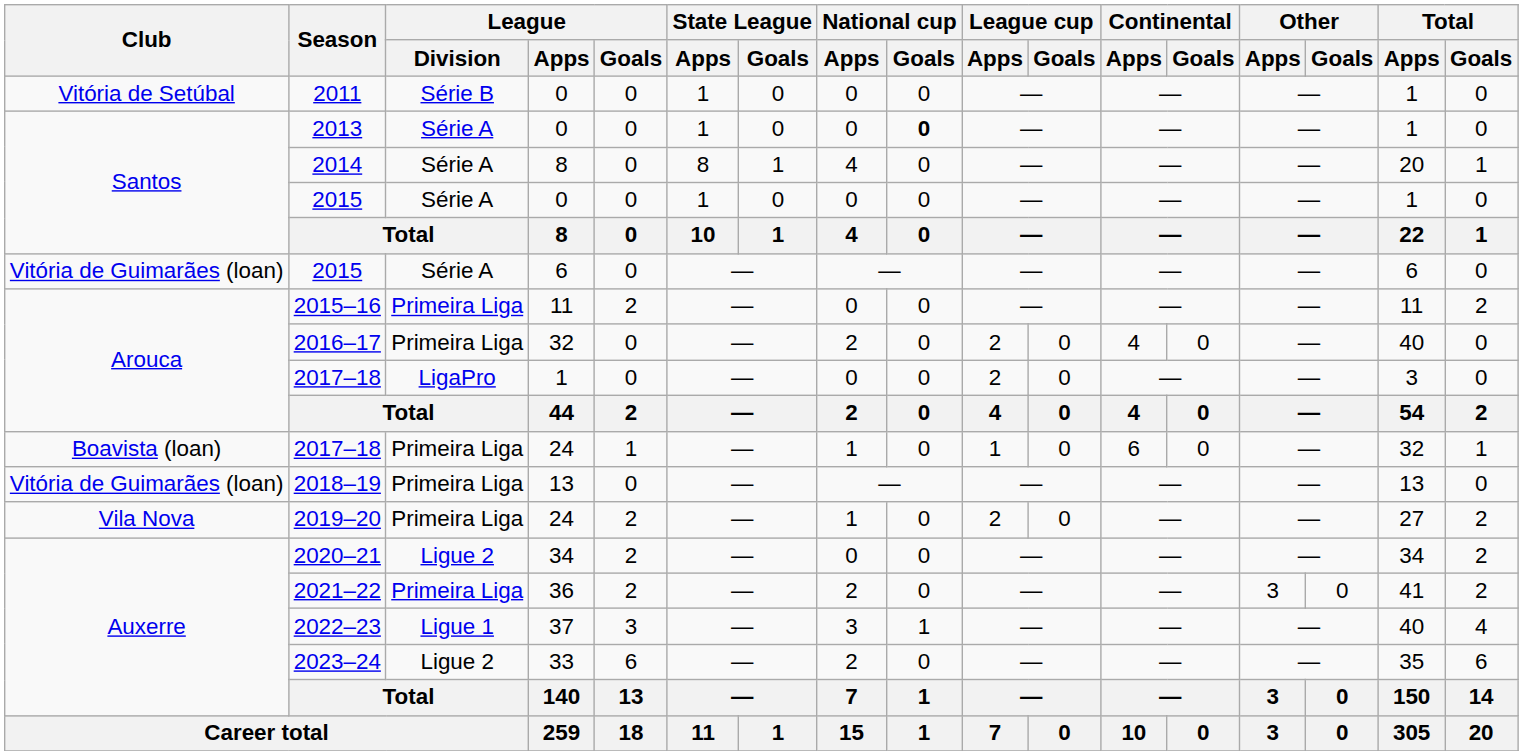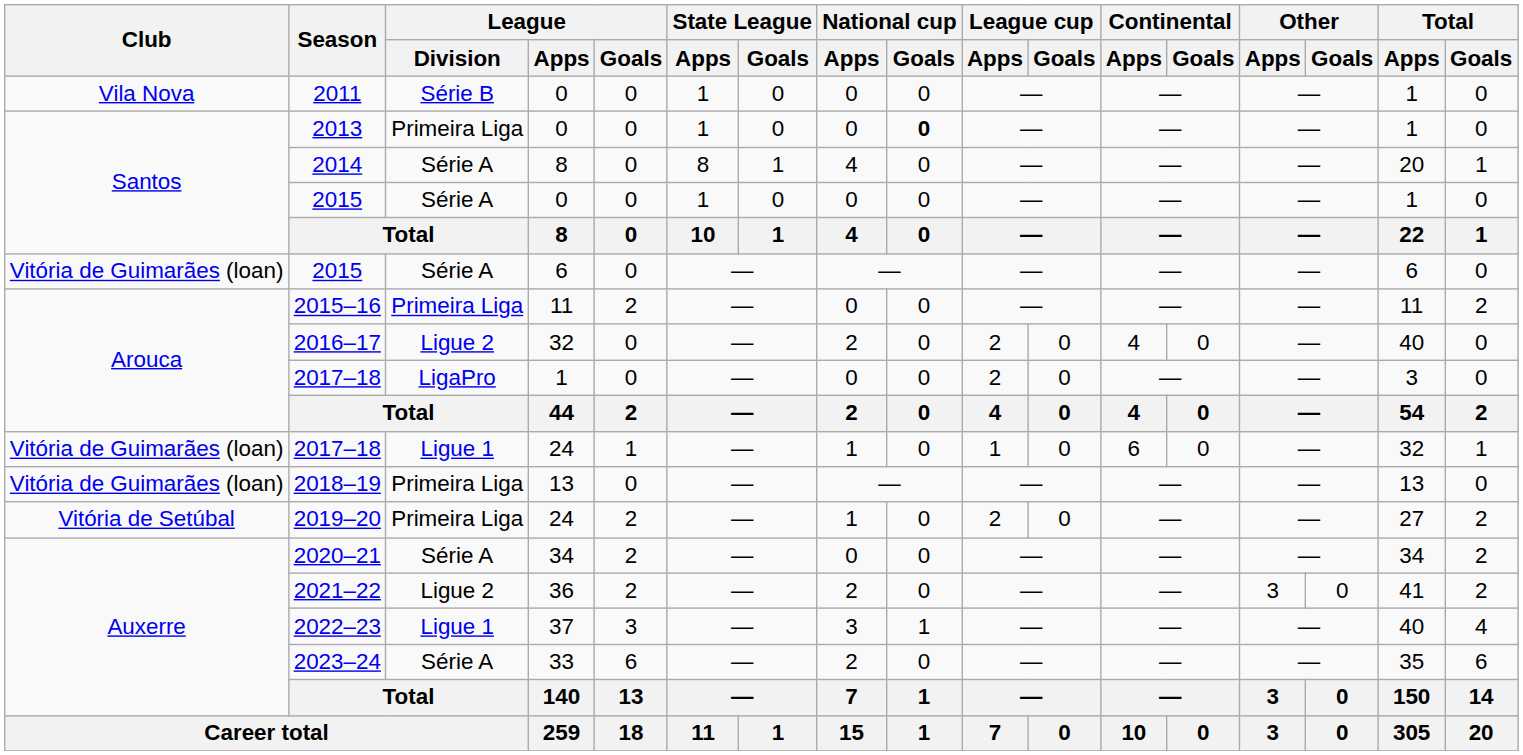(147, 93) Vitória de Setúbal -> (147, 93) Vila Nova
(457, 128) Série A -> (457, 128) Primeira Liga
(457, 341) Primeira Liga -> (457, 341) Ligue 2
(147, 448) Boavista (loan) -> (147, 448) Vitória de Guimarães (loan)
(457, 448) Primeira Liga -> (457, 448) Ligue 1
(147, 519) Vila Nova -> (147, 519) Vitória de Setúbal
(457, 555) Ligue 2 -> (457, 555) Série A
(457, 590) Primeira Liga -> (457, 590) Ligue 2
(457, 661) Ligue 2 -> (457, 661) Série A
